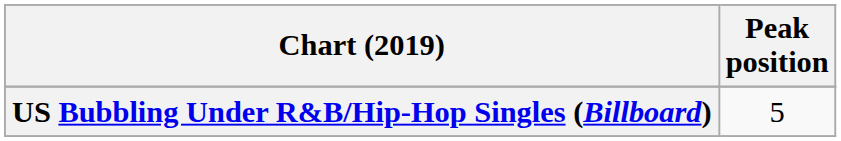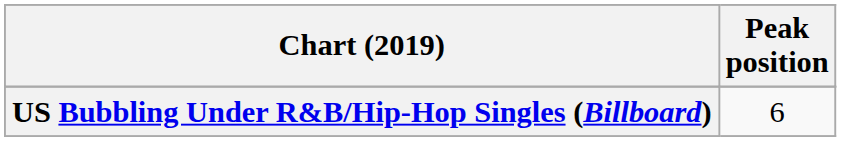(777, 111) 5 -> (777, 111) 6
